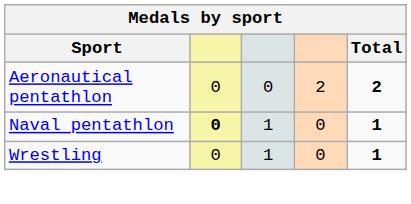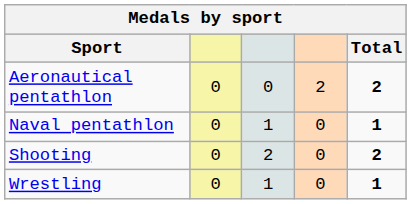(216, 126) bold -> (216, 126) normal
+ row: (50, 155)
